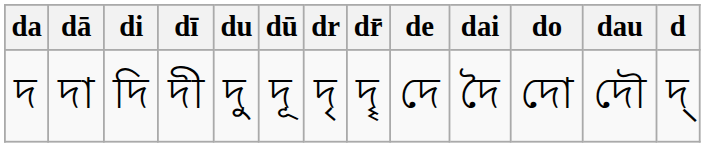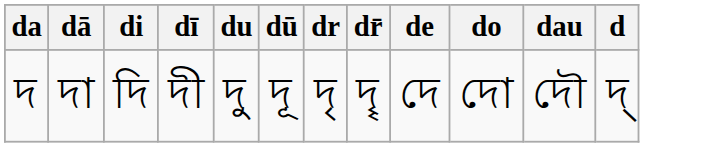- column: (480, 27)
